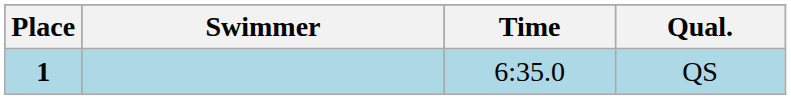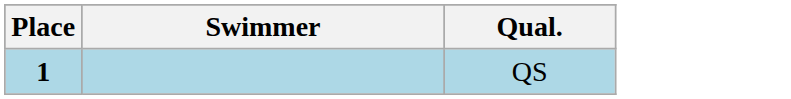- column: (530, 26)
